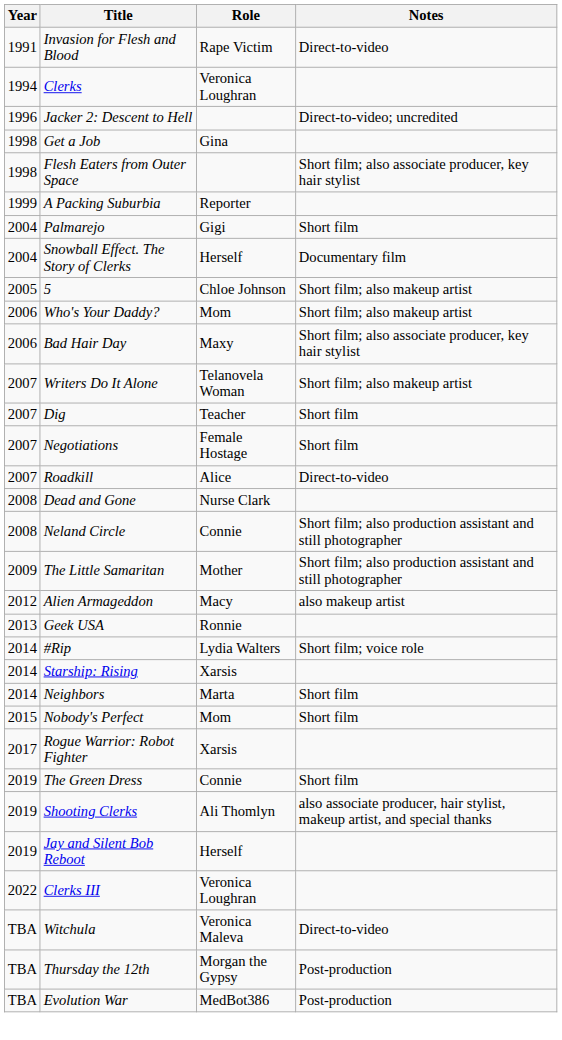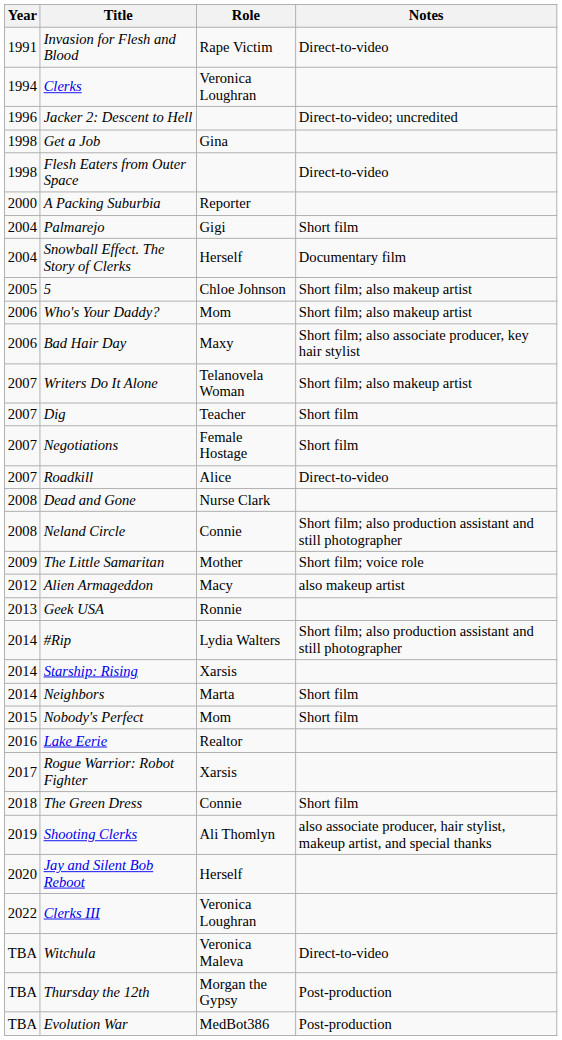(414, 172) Short film; also associate producer, key hair stylist -> (344, 172) Direct-to-video
(22, 203) 1999 -> (22, 203) 2000
(416, 570) Short film; also production assistant and still photographer -> (361, 562) Short film; voice role
(361, 648) Short film; voice role -> (416, 640) Short film; also production assistant and still photographer
+ row: (75, 740)
(22, 780) 2019 -> (22, 803) 2018
(22, 850) 2019 -> (22, 874) 2020
